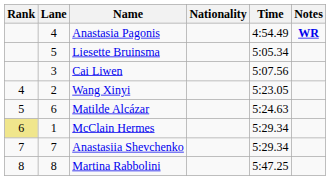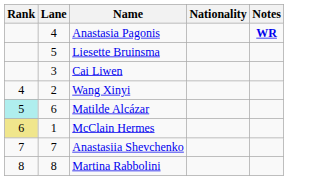- column: (270, 14)
(21, 109) no background -> (21, 109) paleturquoise background
